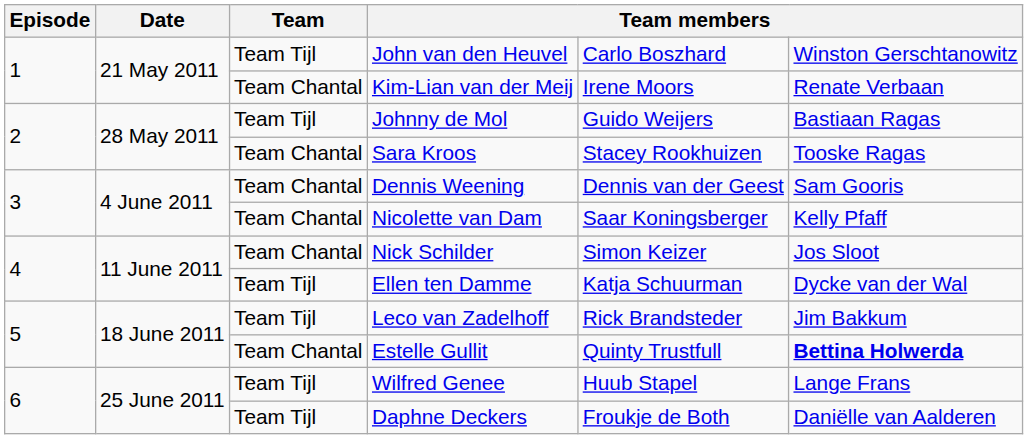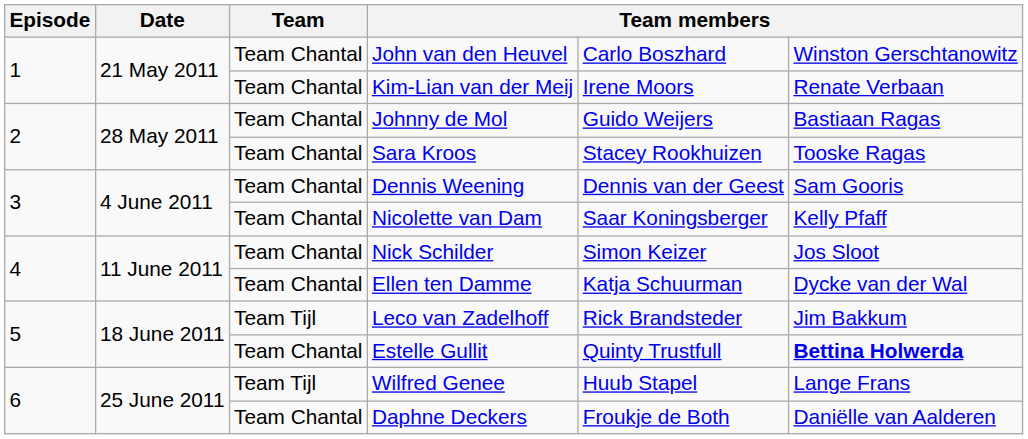(275, 53) Team Tijl -> (298, 53) Team Chantal
(275, 119) Team Tijl -> (298, 119) Team Chantal
(275, 284) Team Tijl -> (298, 284) Team Chantal
(275, 416) Team Tijl -> (298, 416) Team Chantal
